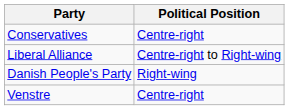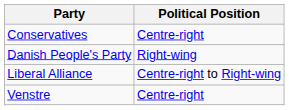rows swapped: (50, 54) <-> (69, 74)
